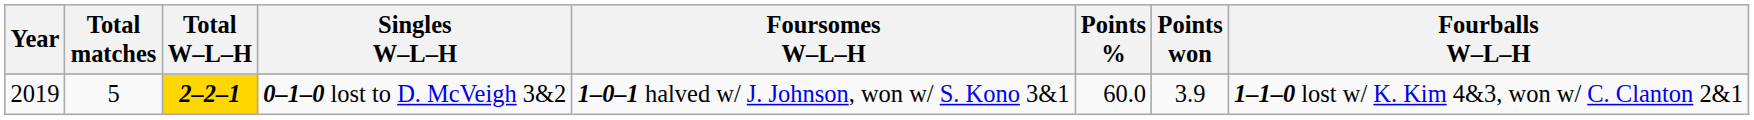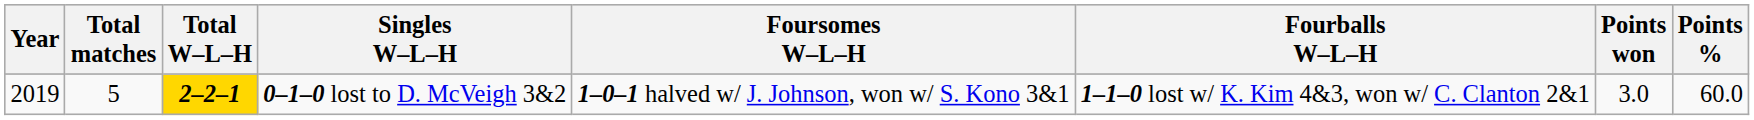columns swapped: (1488, 39) <-> (1113, 39)
(1190, 94) 3.9 -> (1634, 94) 3.0
